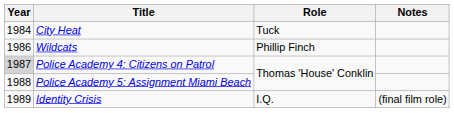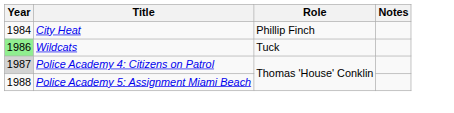(268, 30) Tuck -> (285, 30) Phillip Finch
(19, 47) no background -> (19, 47) lightgreen background
(285, 47) Phillip Finch -> (268, 47) Tuck
- row: (69, 99)
